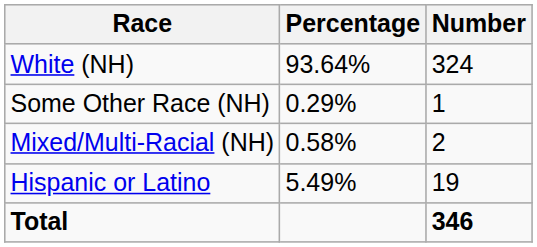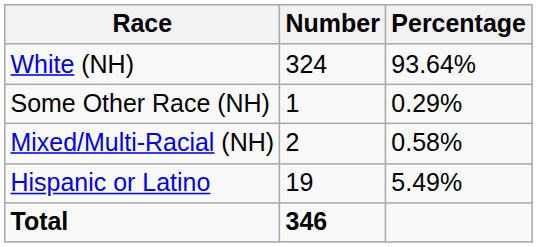columns swapped: (479, 24) <-> (353, 24)
